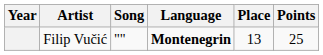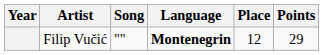(254, 38) 13 -> (254, 38) 12
(296, 38) 25 -> (296, 38) 29
